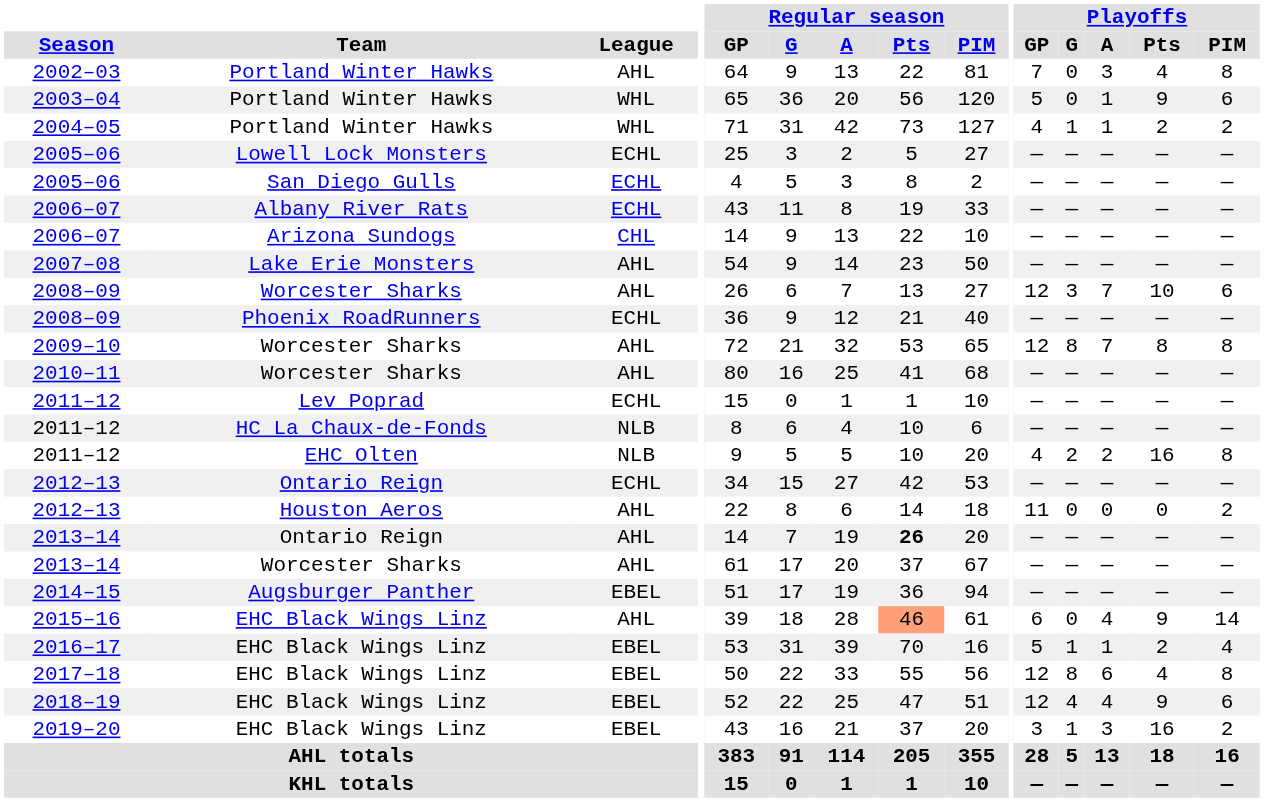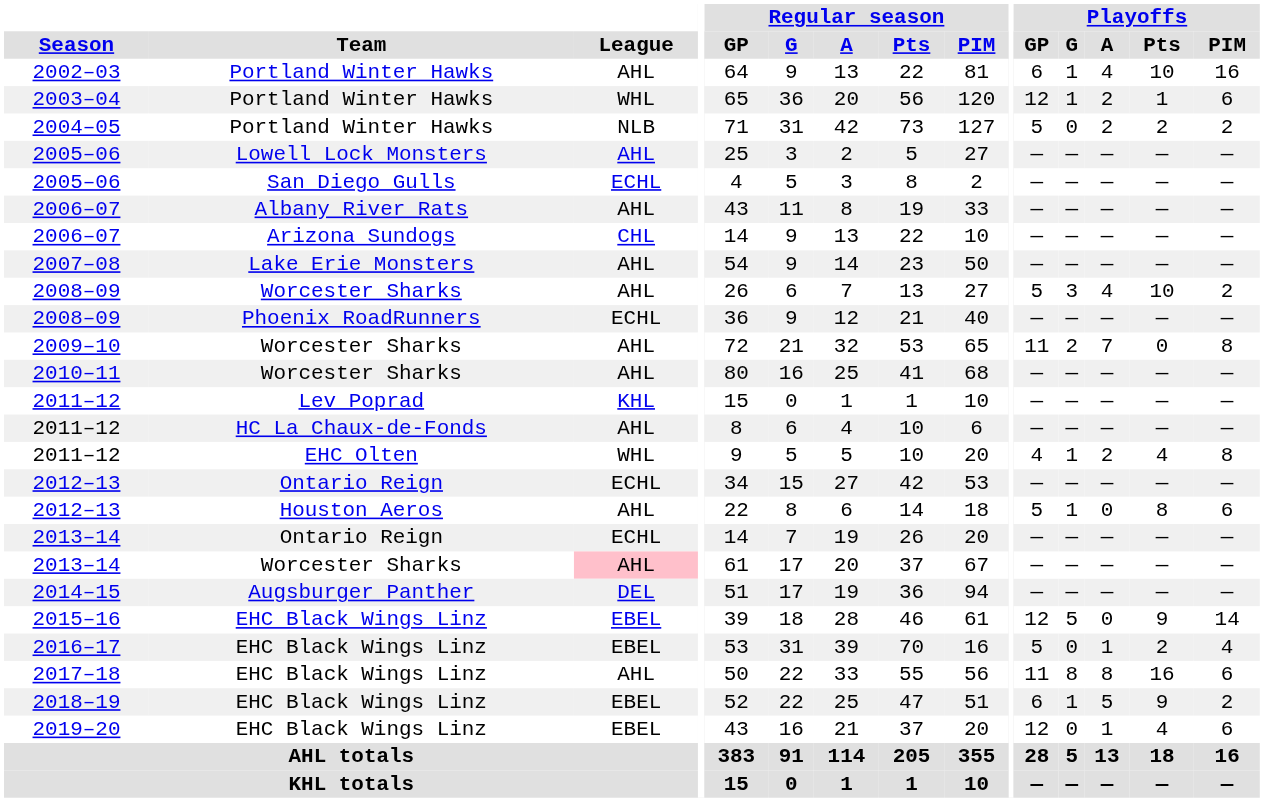(1037, 72) 7 -> (1037, 72) 6
(1072, 72) 0 -> (1072, 72) 1
(1107, 72) 3 -> (1107, 72) 4
(1162, 72) 4 -> (1162, 72) 10
(1227, 72) 8 -> (1227, 72) 16
(1037, 100) 5 -> (1037, 100) 12
(1072, 100) 0 -> (1072, 100) 1
(1107, 100) 1 -> (1107, 100) 2
(1162, 100) 9 -> (1162, 100) 1
(636, 127) WHL -> (636, 127) NLB
(1037, 127) 4 -> (1037, 127) 5
(1072, 127) 1 -> (1072, 127) 0
(1107, 127) 1 -> (1107, 127) 2
(636, 155) ECHL -> (636, 155) AHL
(636, 209) ECHL -> (636, 209) AHL
(1037, 291) 12 -> (1037, 291) 5
(1107, 291) 7 -> (1107, 291) 4
(1227, 291) 6 -> (1227, 291) 2
(1037, 346) 12 -> (1037, 346) 11
(1072, 346) 8 -> (1072, 346) 2
(1162, 346) 8 -> (1162, 346) 0
(636, 401) ECHL -> (636, 401) KHL
(636, 428) NLB -> (636, 428) AHL
(636, 456) NLB -> (636, 456) WHL
(1072, 456) 2 -> (1072, 456) 1
(1162, 456) 16 -> (1162, 456) 4
(1037, 510) 11 -> (1037, 510) 5
(1072, 510) 0 -> (1072, 510) 1
(1162, 510) 0 -> (1162, 510) 8
(1227, 510) 2 -> (1227, 510) 6
(636, 538) AHL -> (636, 538) ECHL
(911, 538) bold -> (911, 538) normal
(636, 565) no background -> (636, 565) pink background
(636, 592) EBEL -> (636, 592) DEL
(636, 620) AHL -> (636, 620) EBEL
(911, 620) lightsalmon background -> (911, 620) no background
(1037, 620) 6 -> (1037, 620) 12
(1072, 620) 0 -> (1072, 620) 5
(1107, 620) 4 -> (1107, 620) 0
(1072, 647) 1 -> (1072, 647) 0
(636, 675) EBEL -> (636, 675) AHL
(1037, 675) 12 -> (1037, 675) 11
(1107, 675) 6 -> (1107, 675) 8
(1162, 675) 4 -> (1162, 675) 16
(1227, 675) 8 -> (1227, 675) 6
(1037, 702) 12 -> (1037, 702) 6
(1072, 702) 4 -> (1072, 702) 1
(1107, 702) 4 -> (1107, 702) 5
(1227, 702) 6 -> (1227, 702) 2
(1037, 729) 3 -> (1037, 729) 12
(1072, 729) 1 -> (1072, 729) 0
(1107, 729) 3 -> (1107, 729) 1
(1162, 729) 16 -> (1162, 729) 4
(1227, 729) 2 -> (1227, 729) 6
